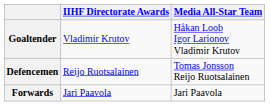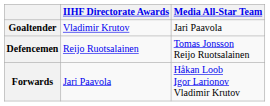(207, 39) Håkan Loob Igor Larionov Vladimir Krutov -> (198, 28) Jari Paavola
(198, 93) Jari Paavola -> (207, 81) Håkan Loob Igor Larionov Vladimir Krutov
